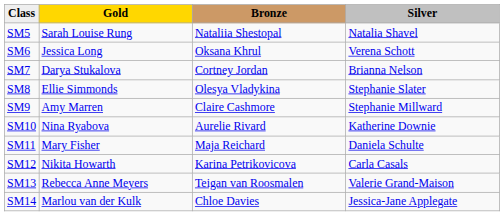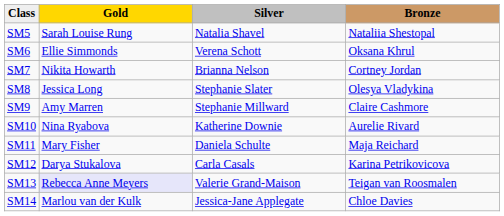columns swapped: (422, 13) <-> (269, 13)
(72, 51) Jessica Long -> (79, 51) Ellie Simmonds
(81, 70) Darya Stukalova -> (79, 70) Nikita Howarth
(79, 88) Ellie Simmonds -> (72, 88) Jessica Long
(79, 164) Nikita Howarth -> (81, 164) Darya Stukalova
(95, 182) no background -> (95, 182) lavender background
